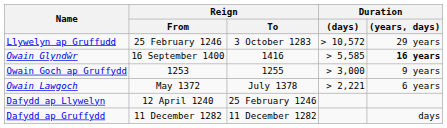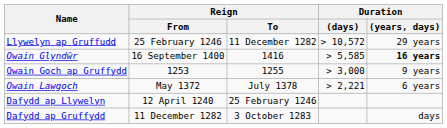(273, 41) 3 October 1283 -> (273, 41) 11 December 1282
(273, 116) 11 December 1282 -> (273, 116) 3 October 1283
